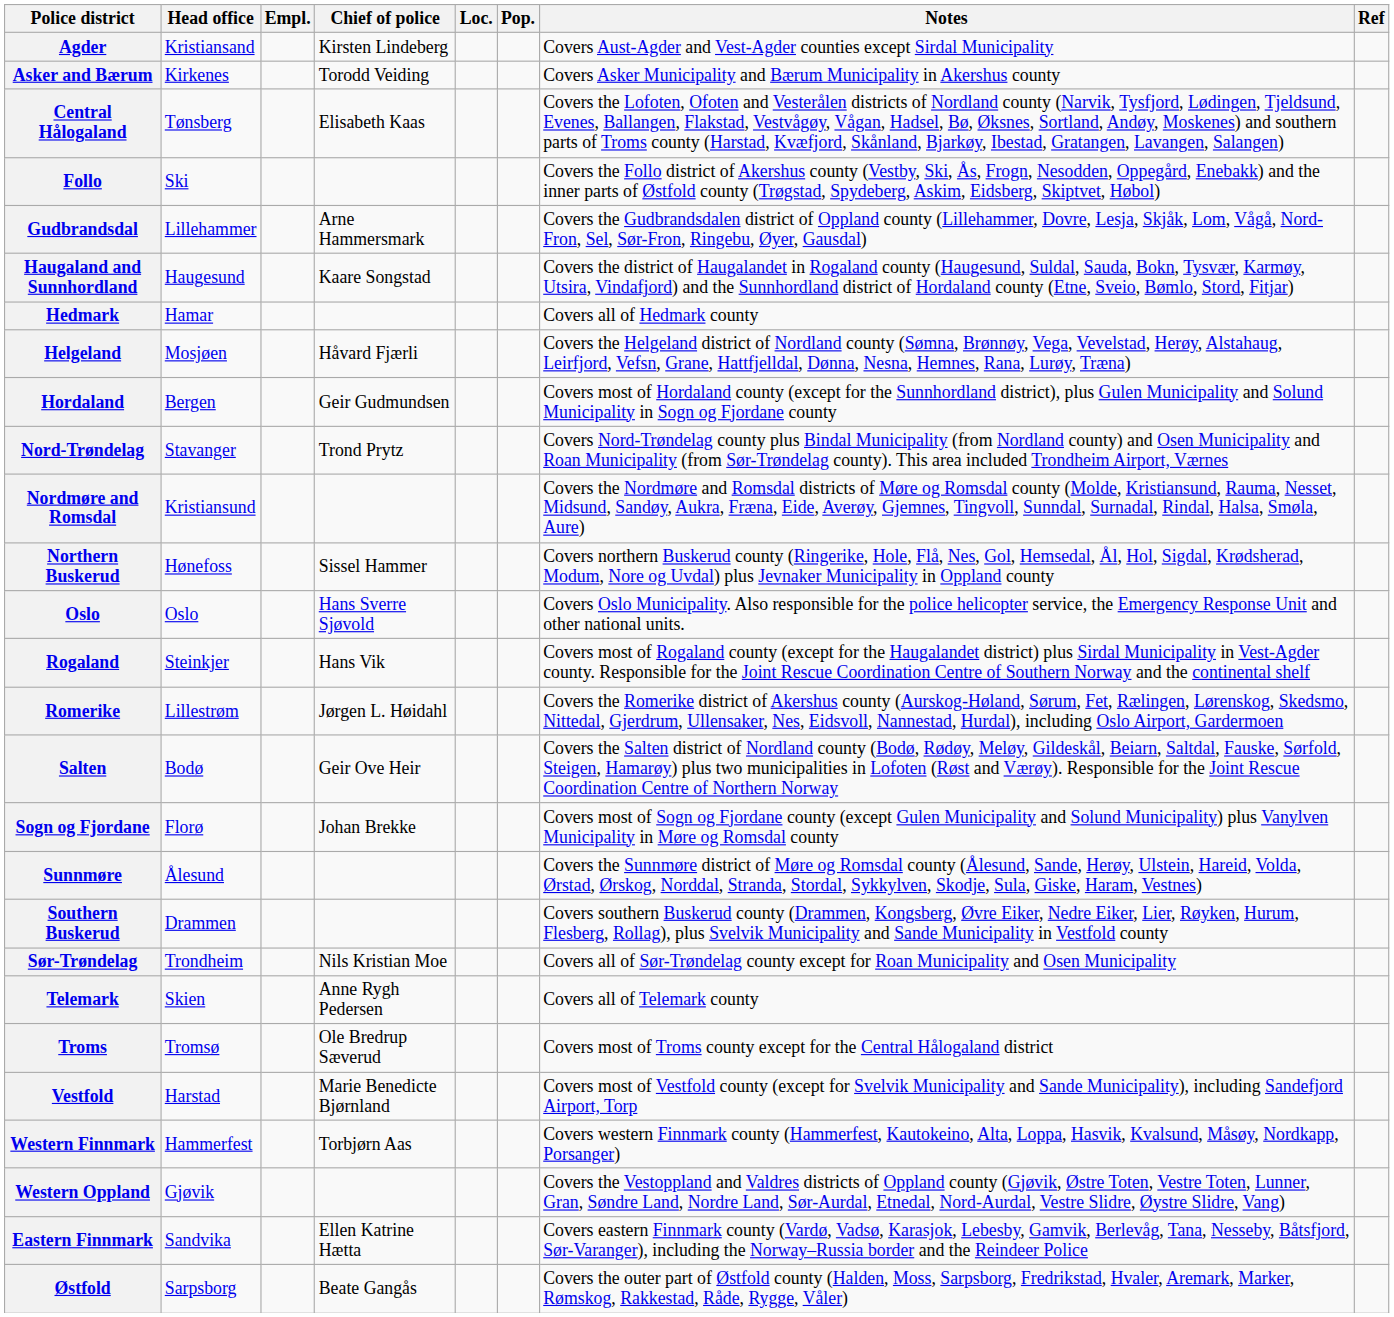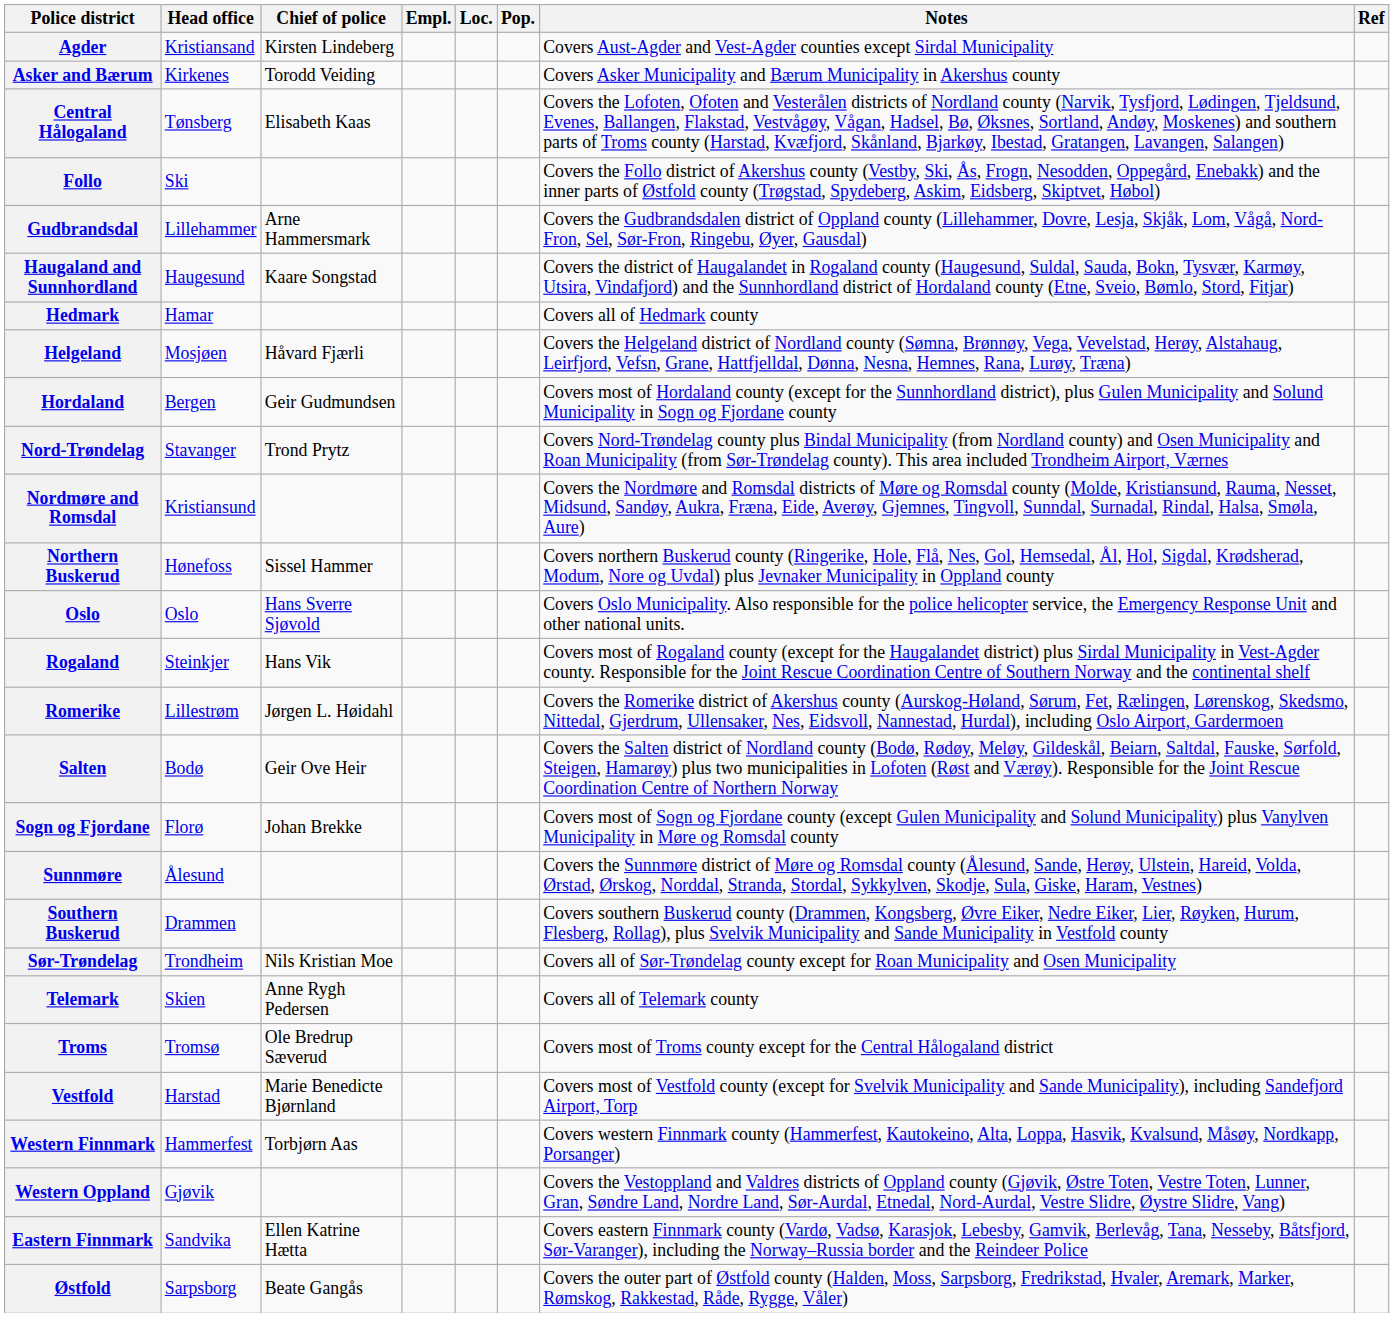columns swapped: (385, 18) <-> (288, 18)
